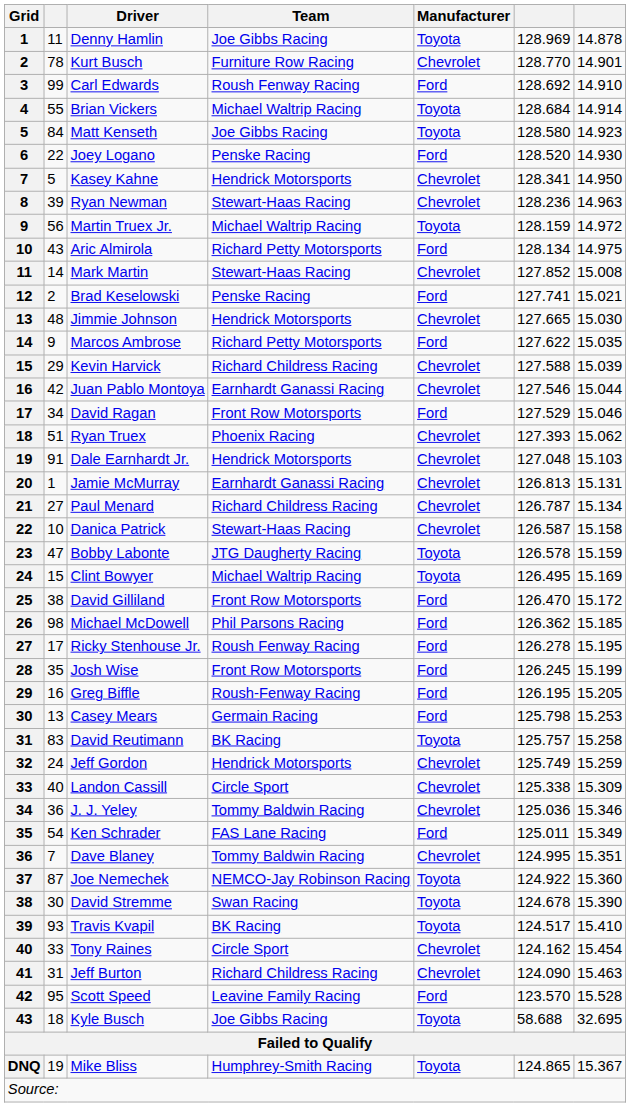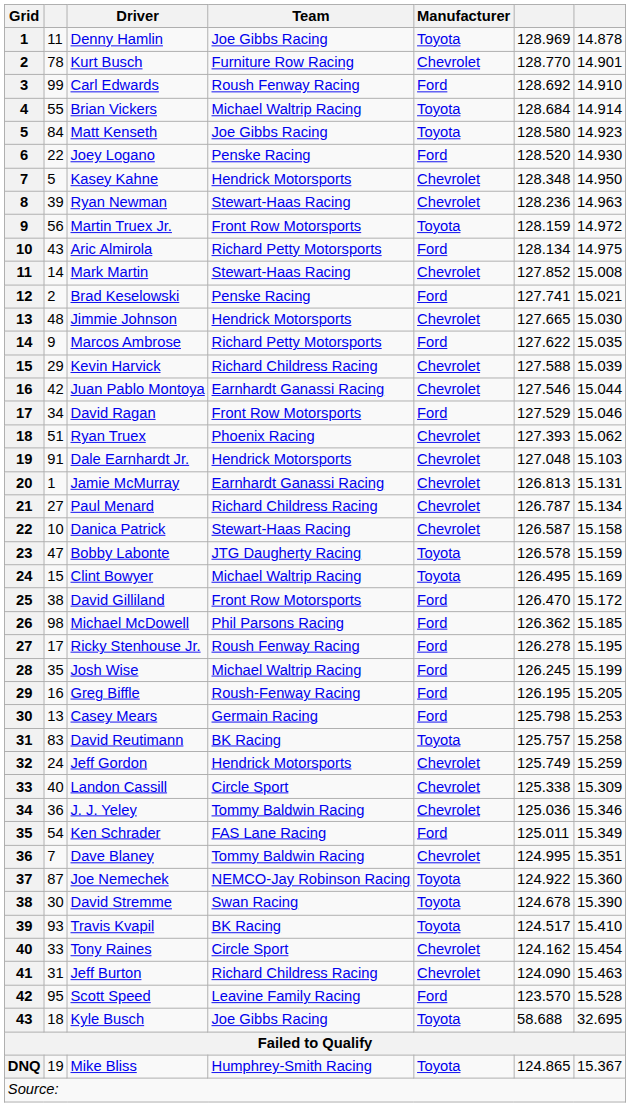(544, 179) 128.341 -> (544, 179) 128.348
(286, 226) Michael Waltrip Racing -> (286, 226) Front Row Motorsports
(286, 669) Front Row Motorsports -> (286, 669) Michael Waltrip Racing
